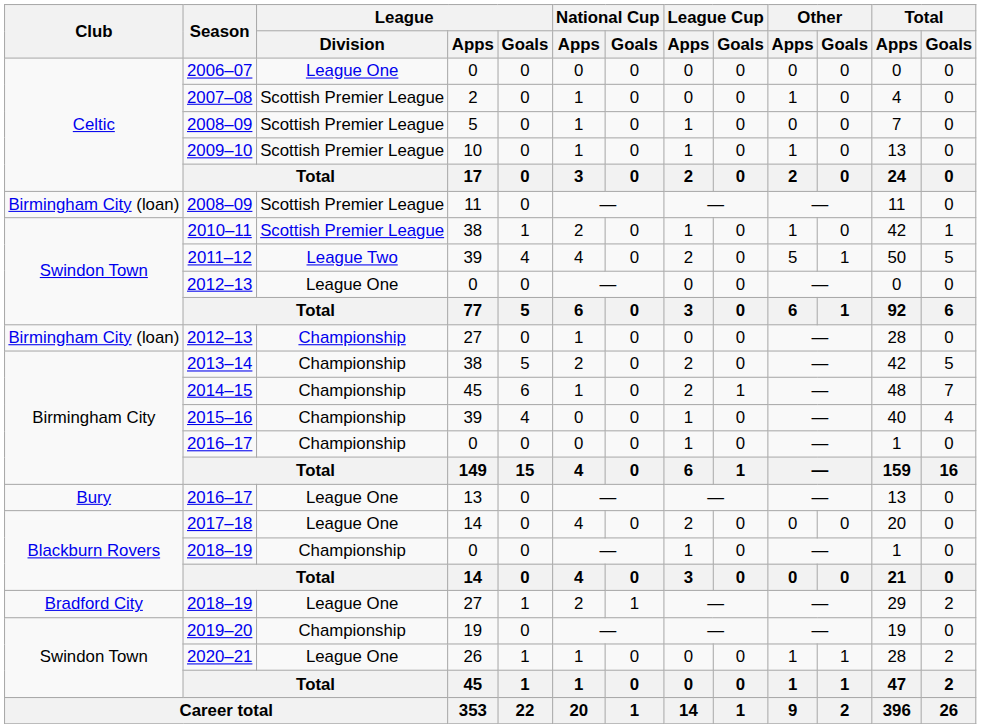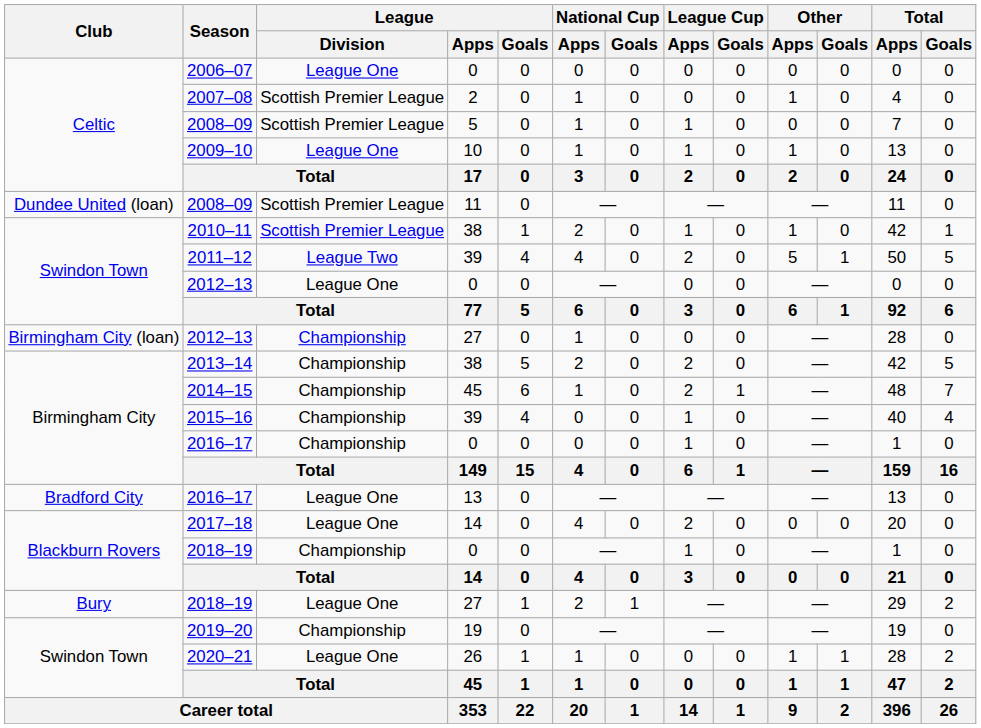(352, 151) Scottish Premier League -> (352, 151) League One
(94, 204) Birmingham City (loan) -> (94, 204) Dundee United (loan)
(94, 497) Bury -> (94, 497) Bradford City
(94, 603) Bradford City -> (94, 603) Bury
